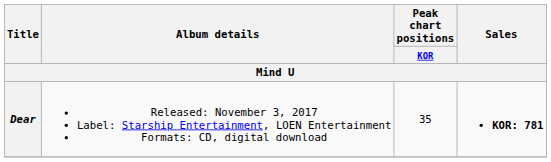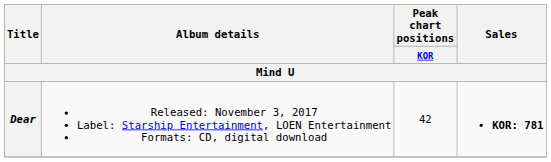(425, 119) 35 -> (425, 119) 42
